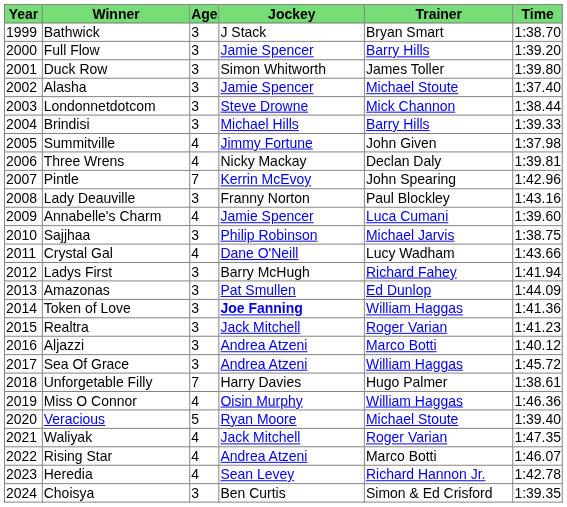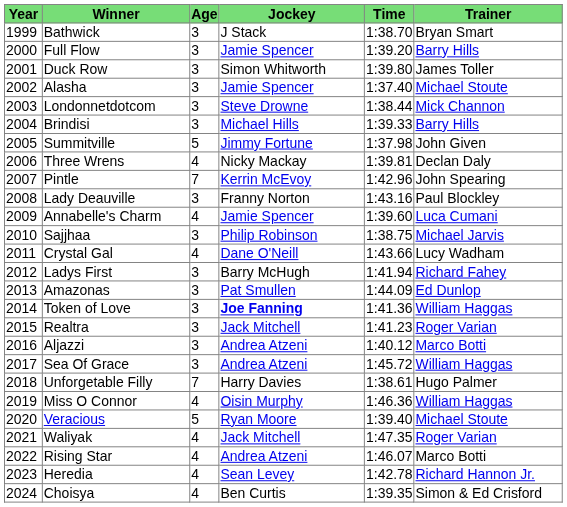columns swapped: (439, 14) <-> (538, 14)
(195, 143) 4 -> (195, 143) 5
(195, 493) 3 -> (195, 493) 4
